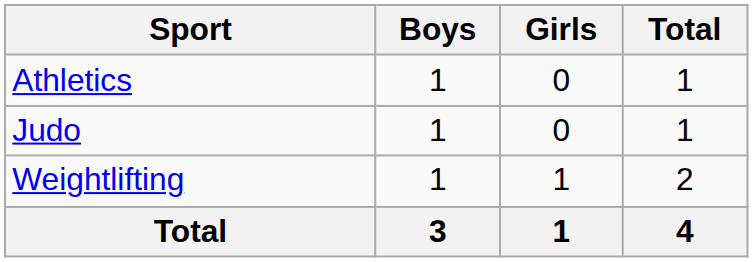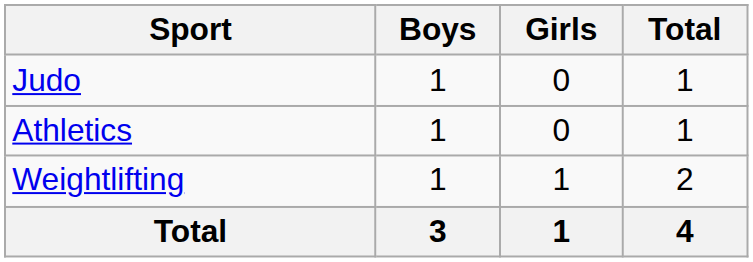rows swapped: (72, 79) <-> (47, 130)
